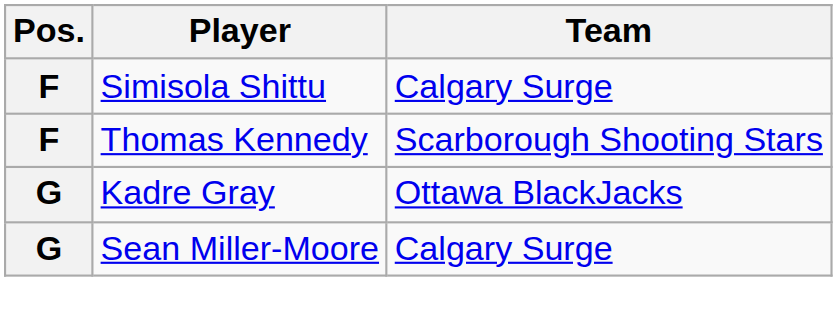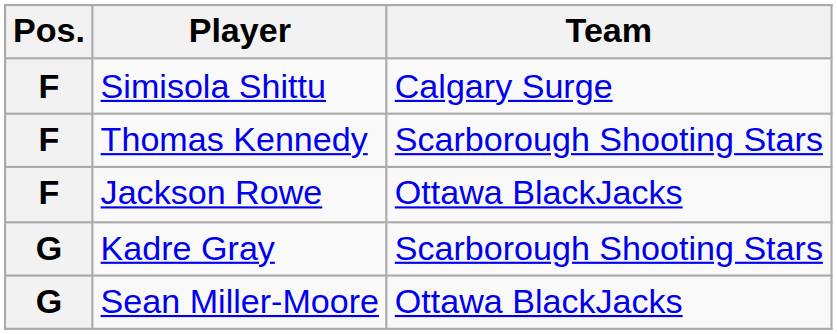+ row: (211, 193)
(539, 193) Ottawa BlackJacks -> (609, 247) Scarborough Shooting Stars
(504, 247) Calgary Surge -> (539, 301) Ottawa BlackJacks
